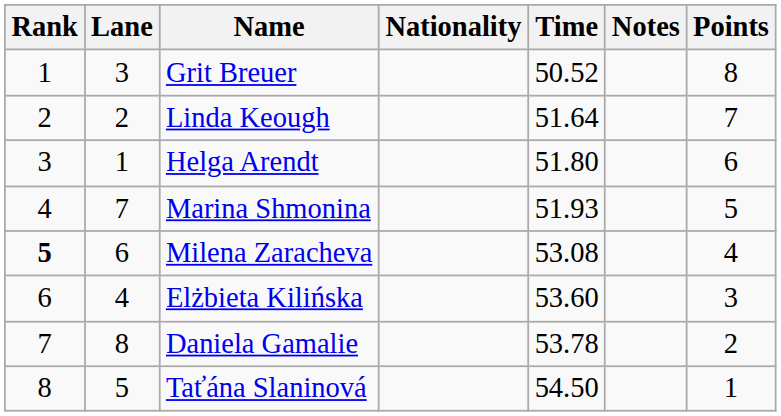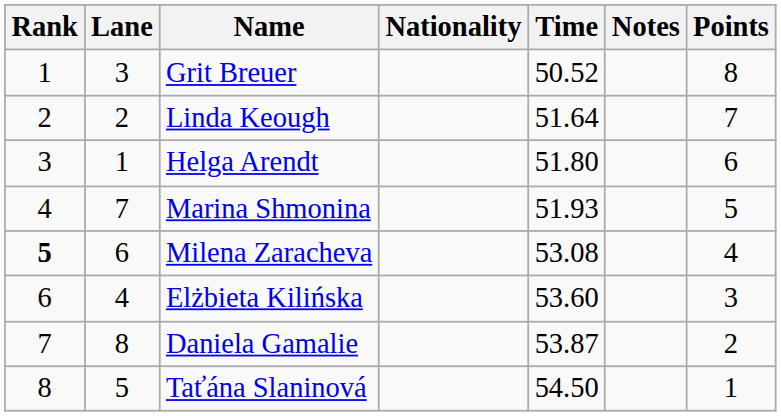(567, 343) 53.78 -> (567, 343) 53.87
